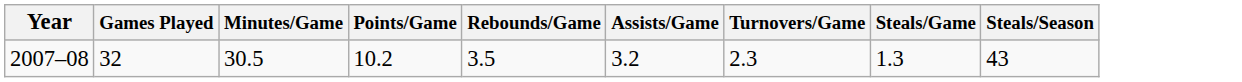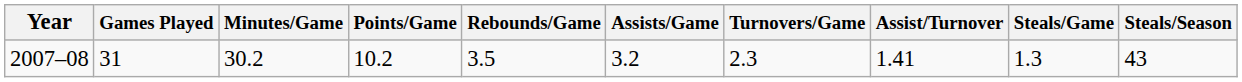+ column: (940, 23)
(111, 58) 32 -> (111, 58) 31
(244, 58) 30.5 -> (244, 58) 30.2
